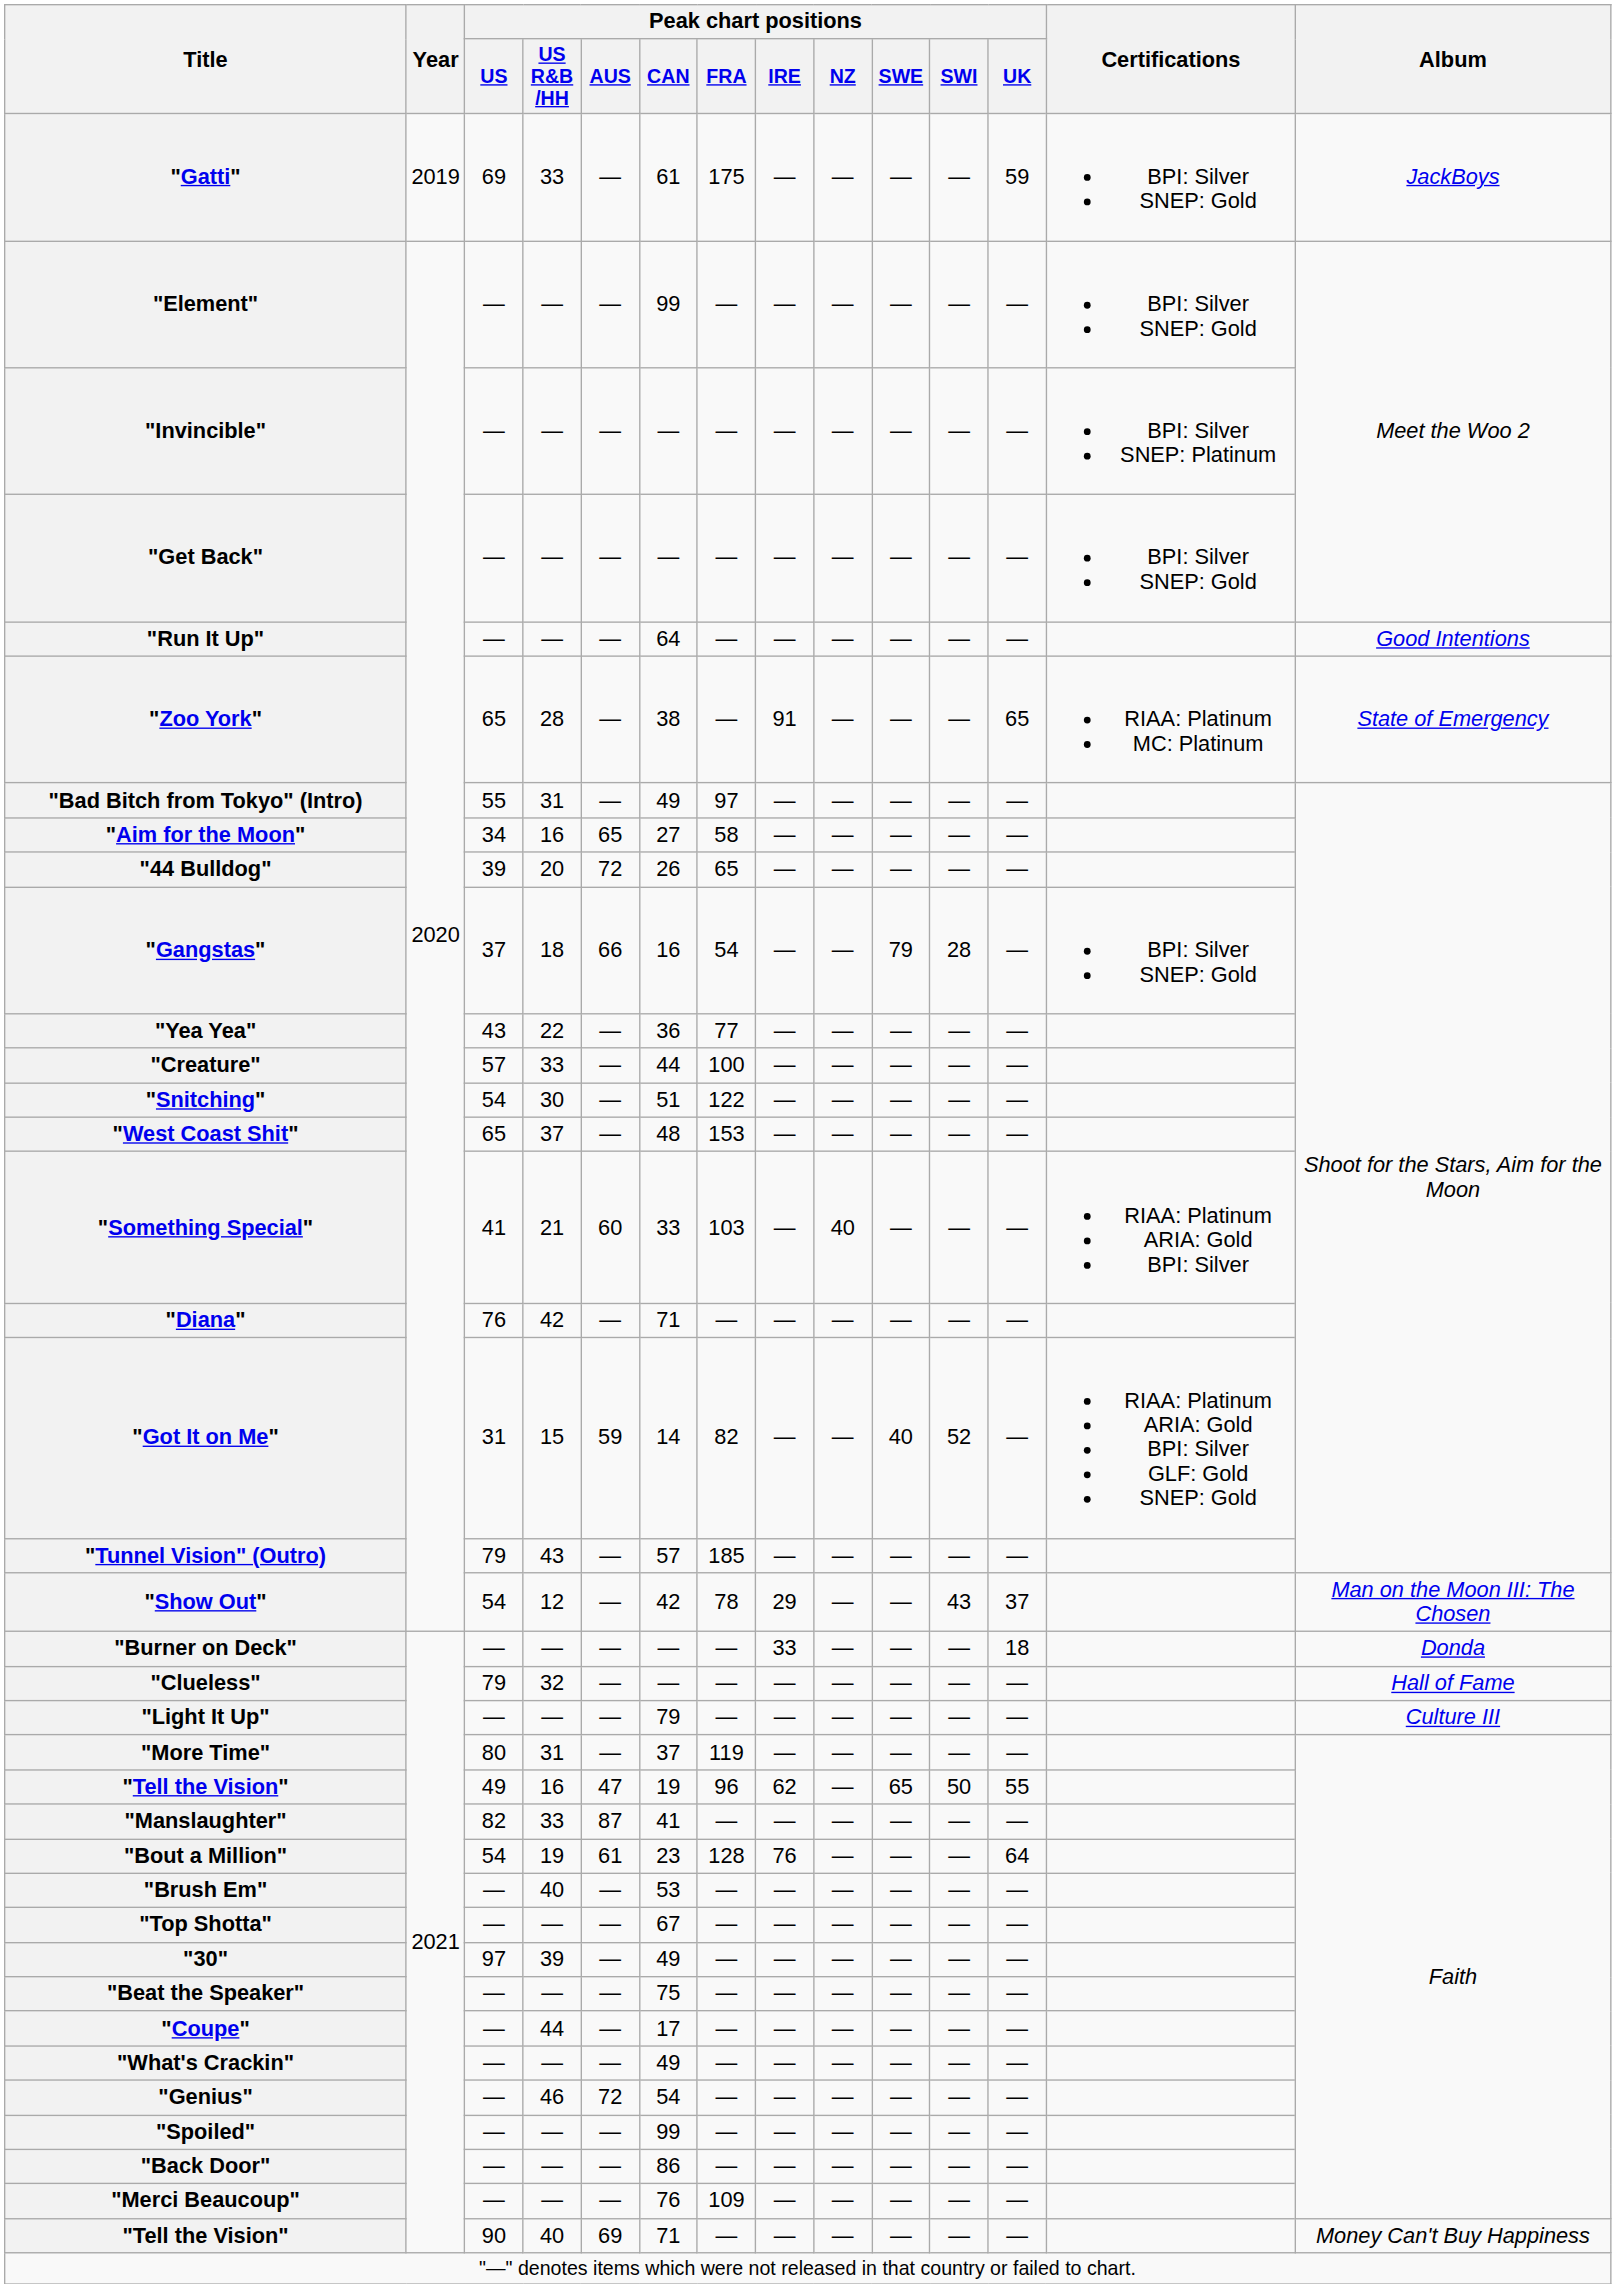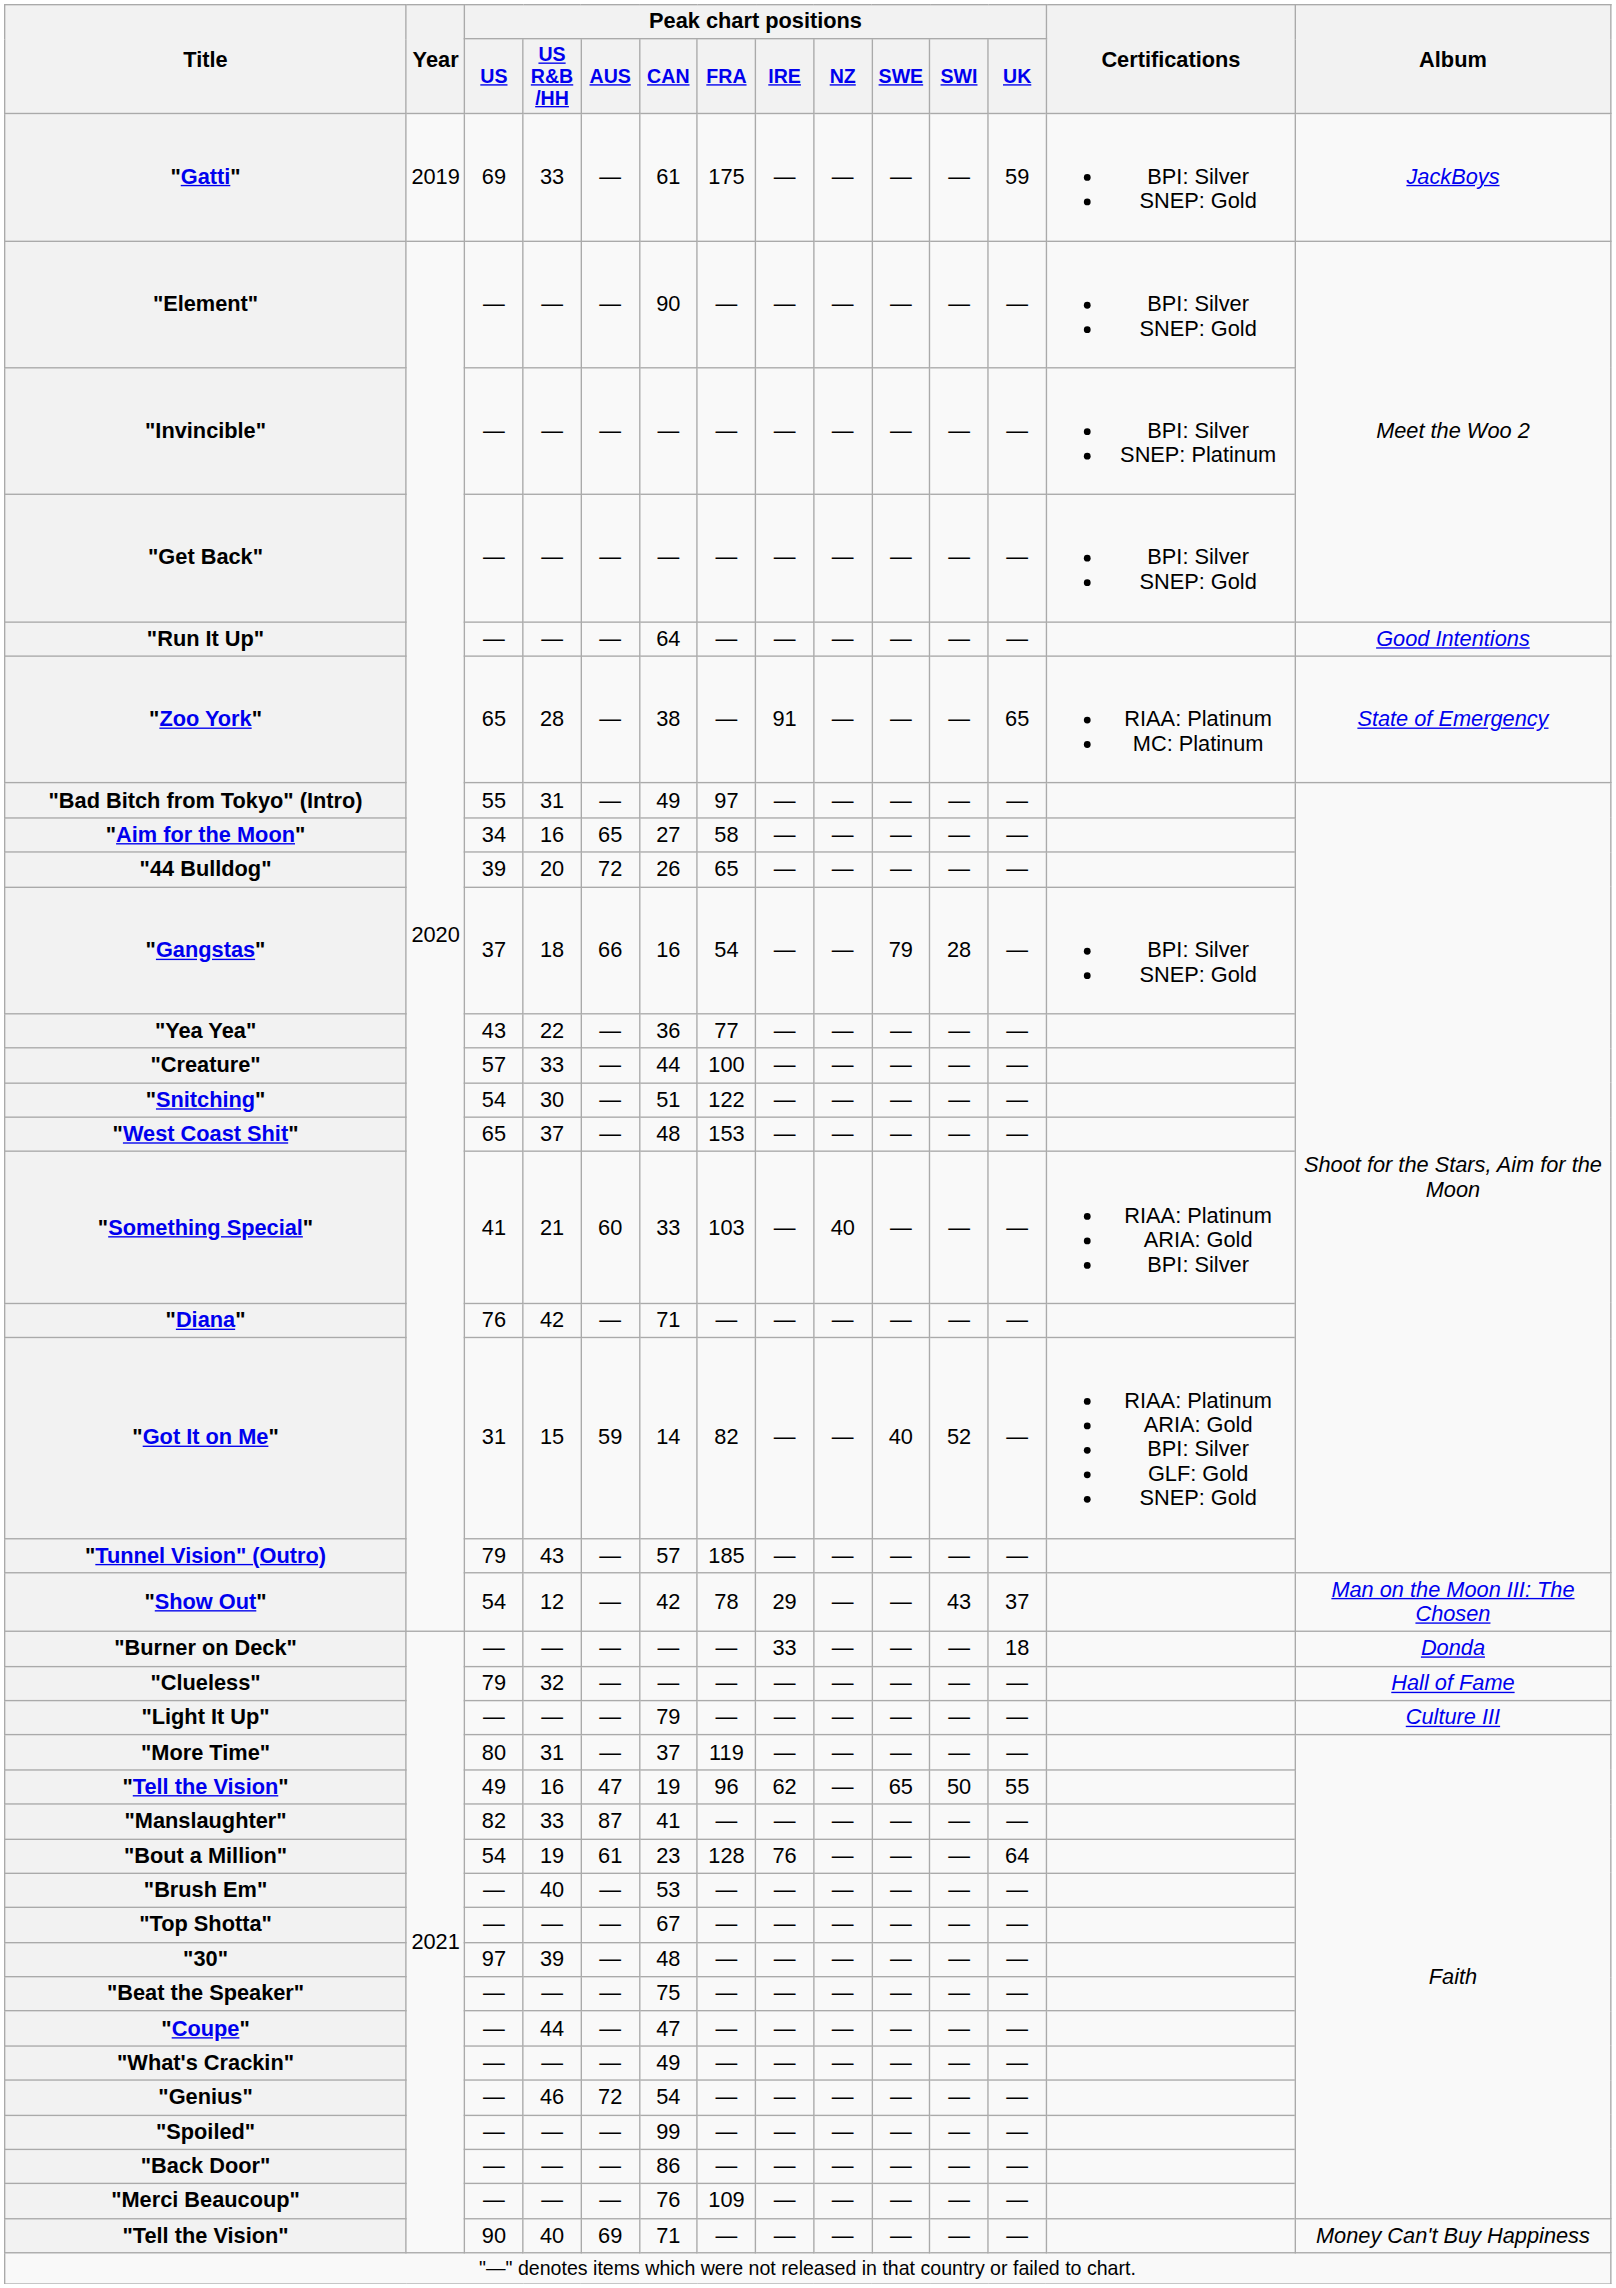(668, 303) 99 -> (668, 303) 90
(668, 1959) 49 -> (668, 1959) 48
(668, 2028) 17 -> (668, 2028) 47
